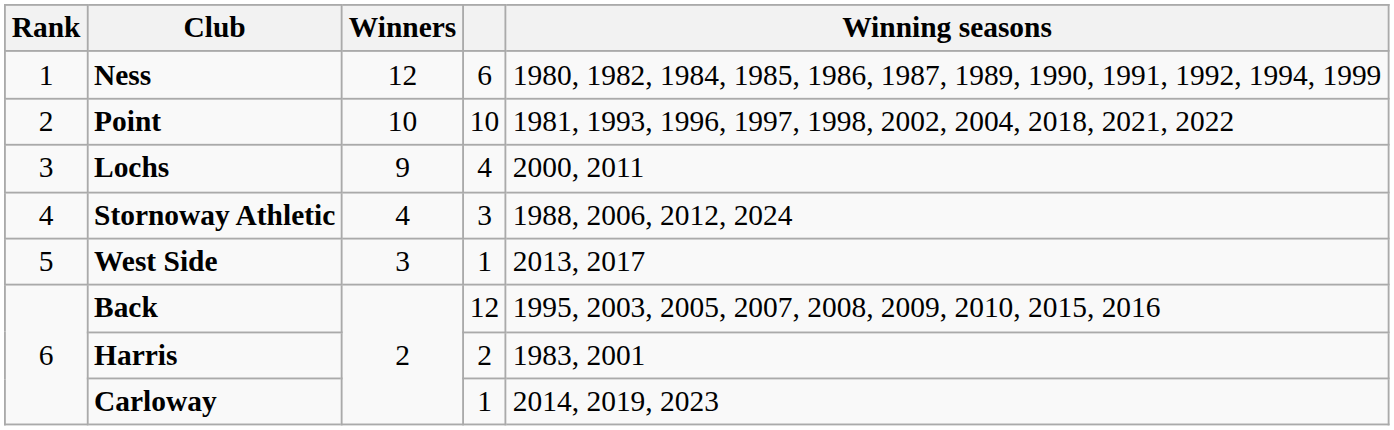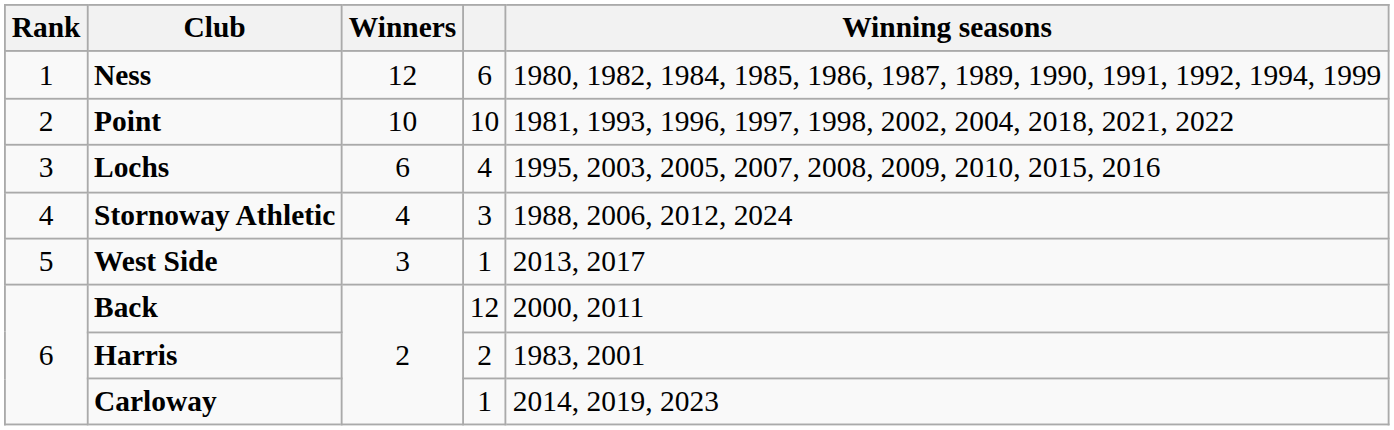(403, 167) 9 -> (403, 167) 6
(579, 167) 2000, 2011 -> (837, 167) 1995, 2003, 2005, 2007, 2008, 2009, 2010, 2015, 2016
(837, 307) 1995, 2003, 2005, 2007, 2008, 2009, 2010, 2015, 2016 -> (579, 307) 2000, 2011
